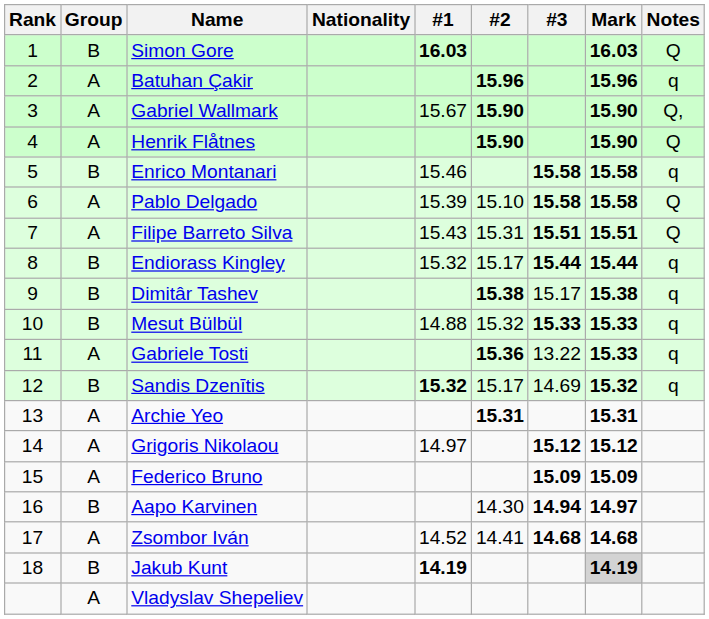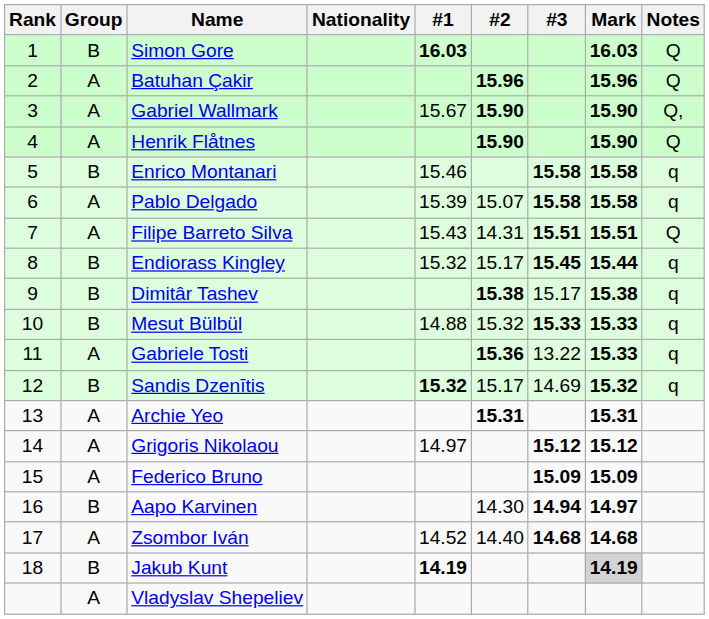(673, 80) q -> (673, 80) Q
(500, 202) 15.10 -> (500, 202) 15.07
(673, 202) Q -> (673, 202) q
(500, 232) 15.31 -> (500, 232) 14.31
(557, 263) 15.44 -> (557, 263) 15.45
(500, 537) 14.41 -> (500, 537) 14.40
